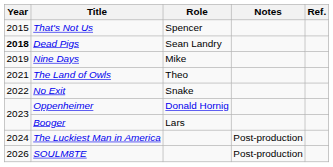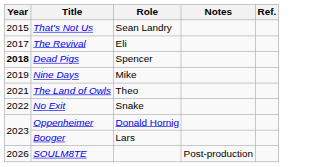(184, 28) Spencer -> (144, 28) Sean Landry
+ row: (59, 43)
(193, 43) Sean Landry -> (134, 59) Spencer
- row: (97, 138)
